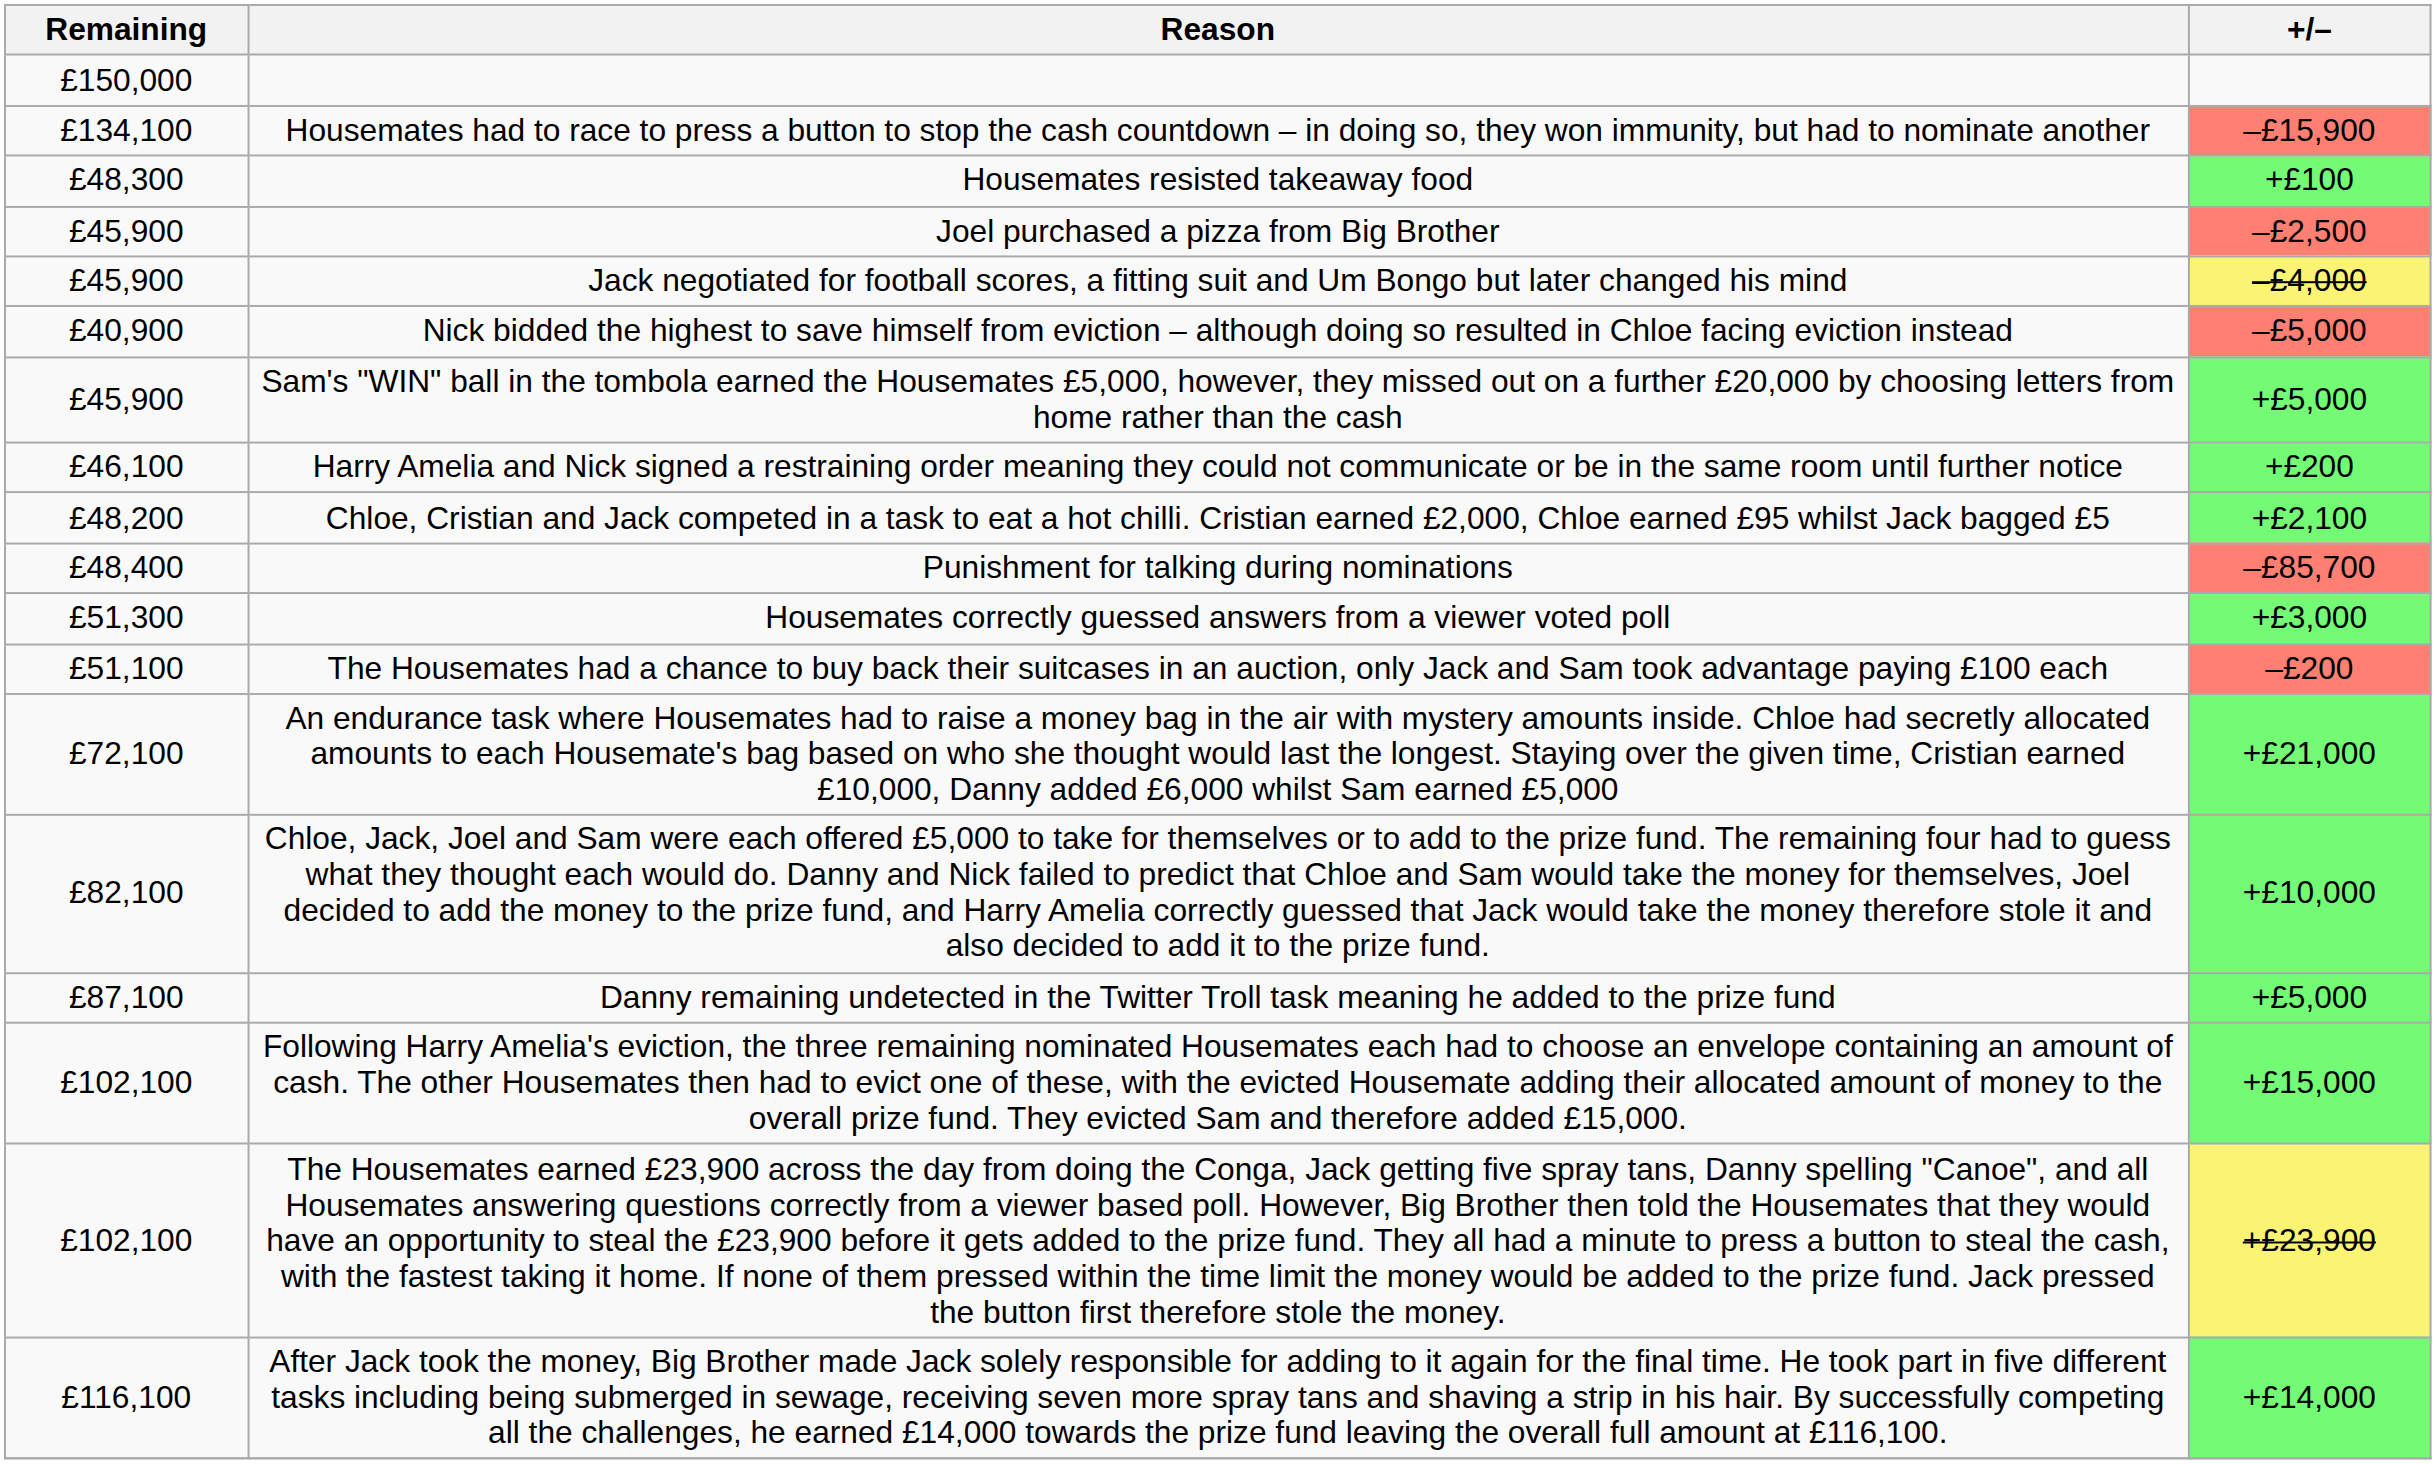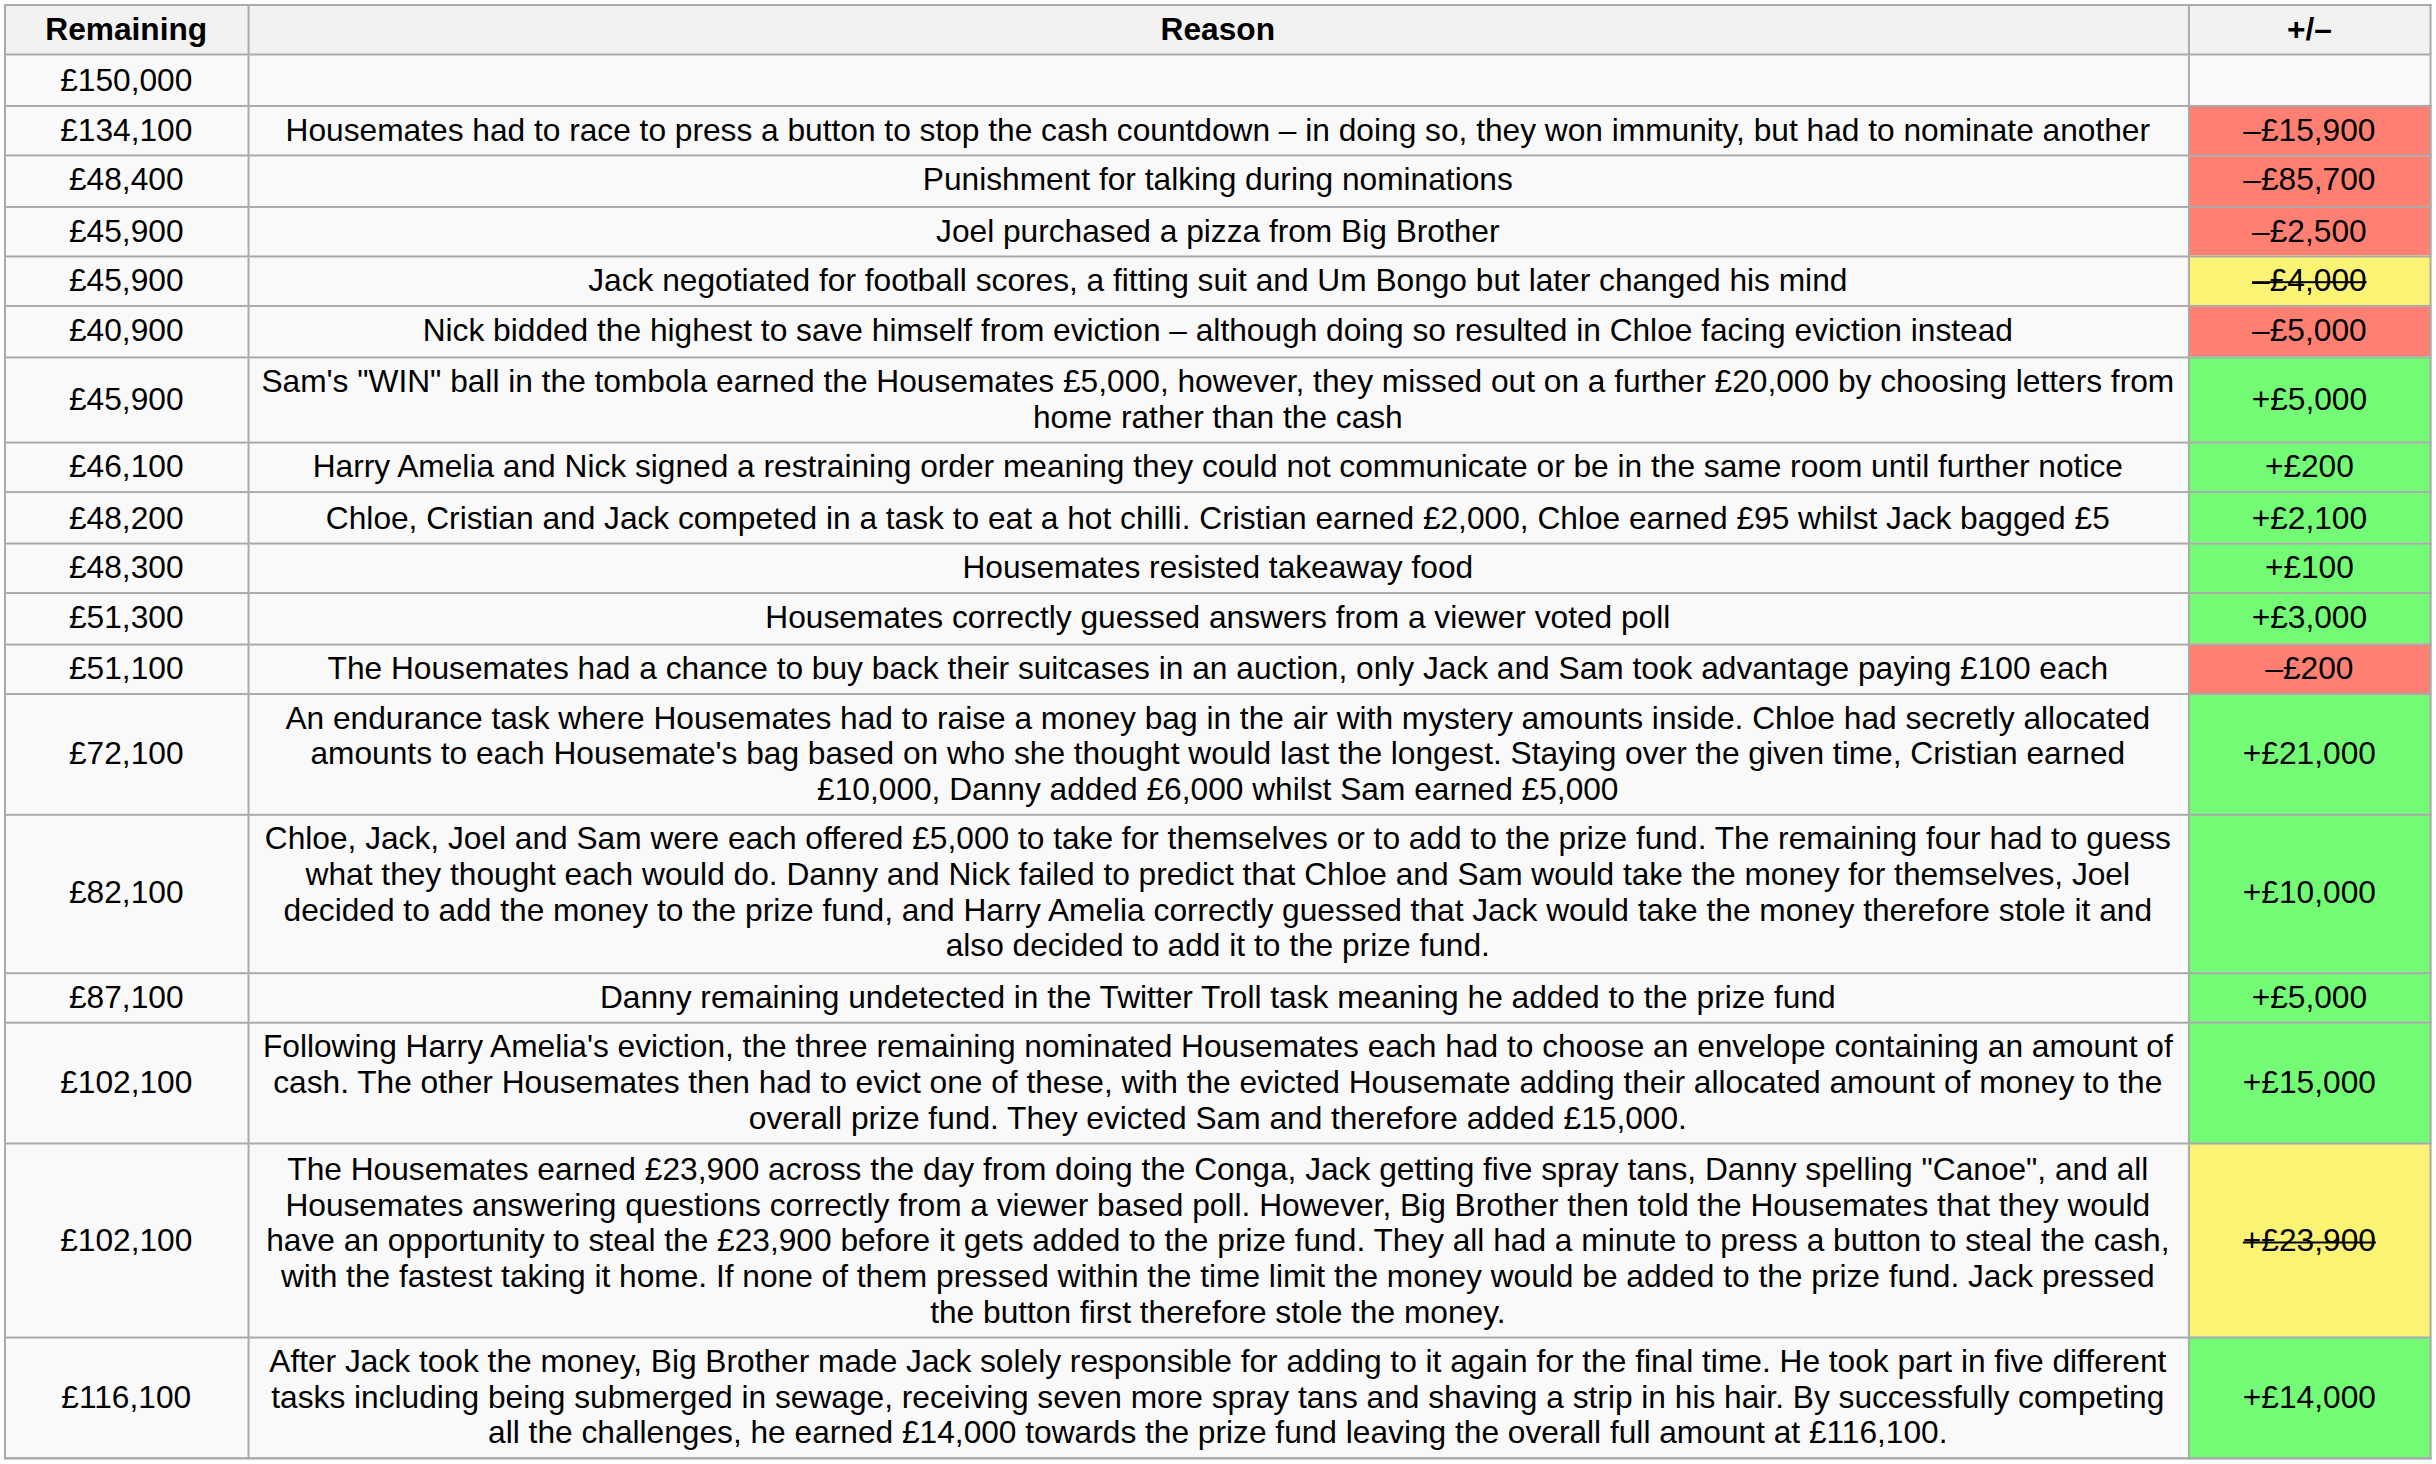rows swapped: (1218, 567) <-> (1218, 180)
